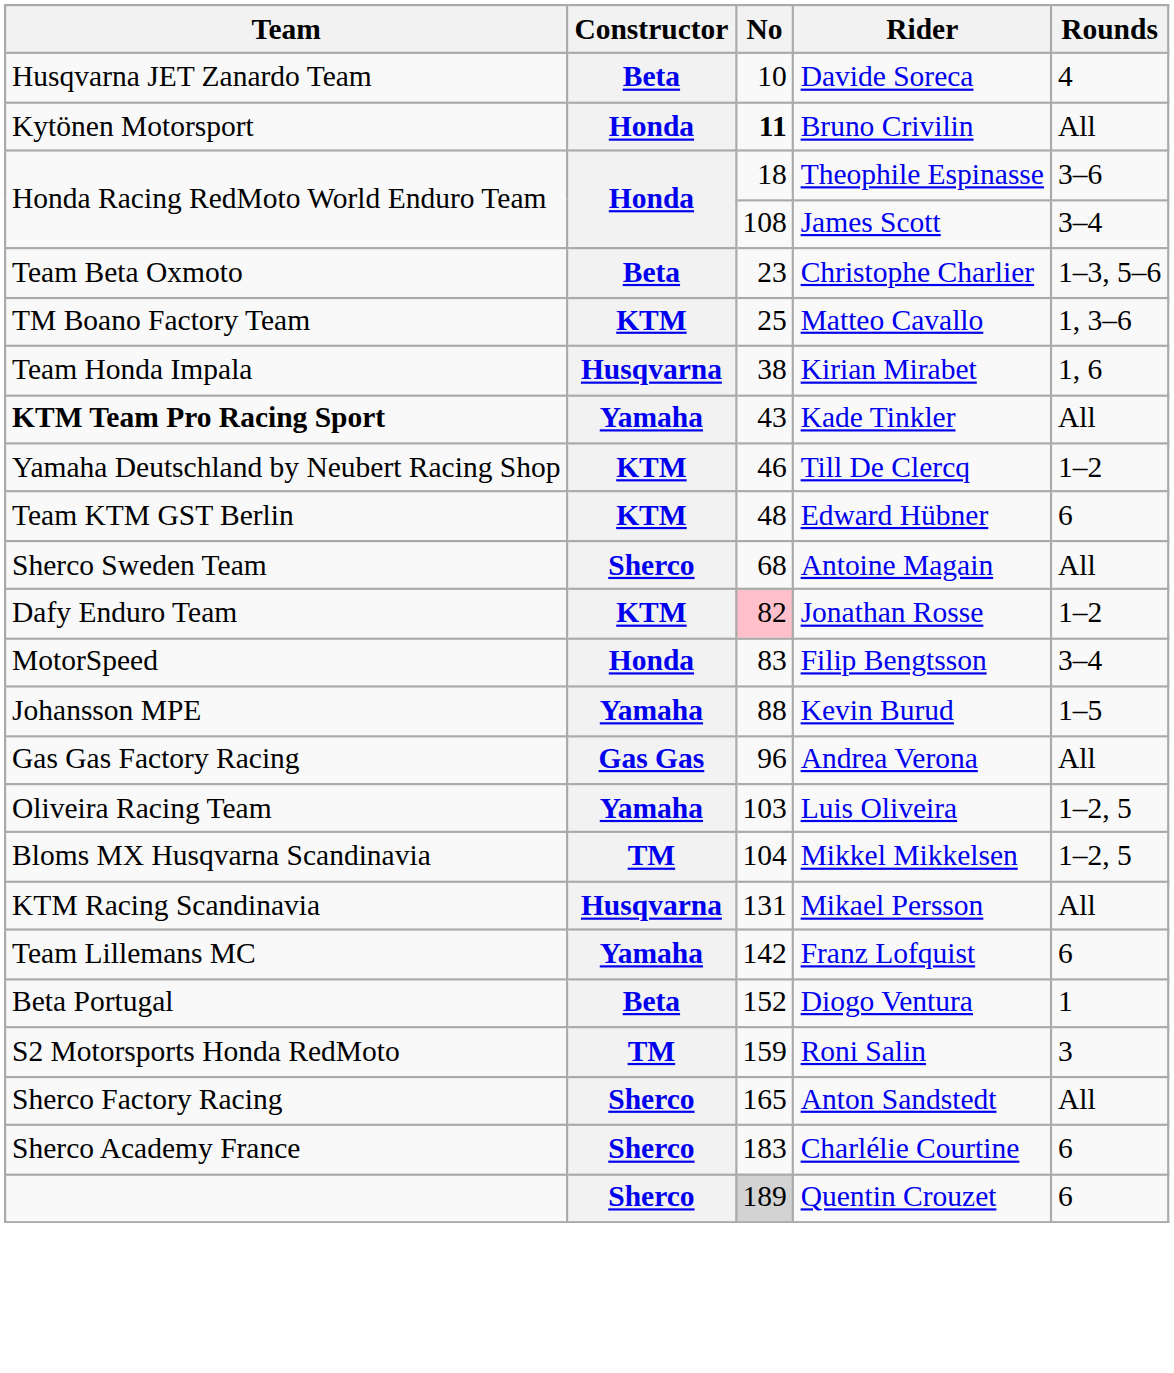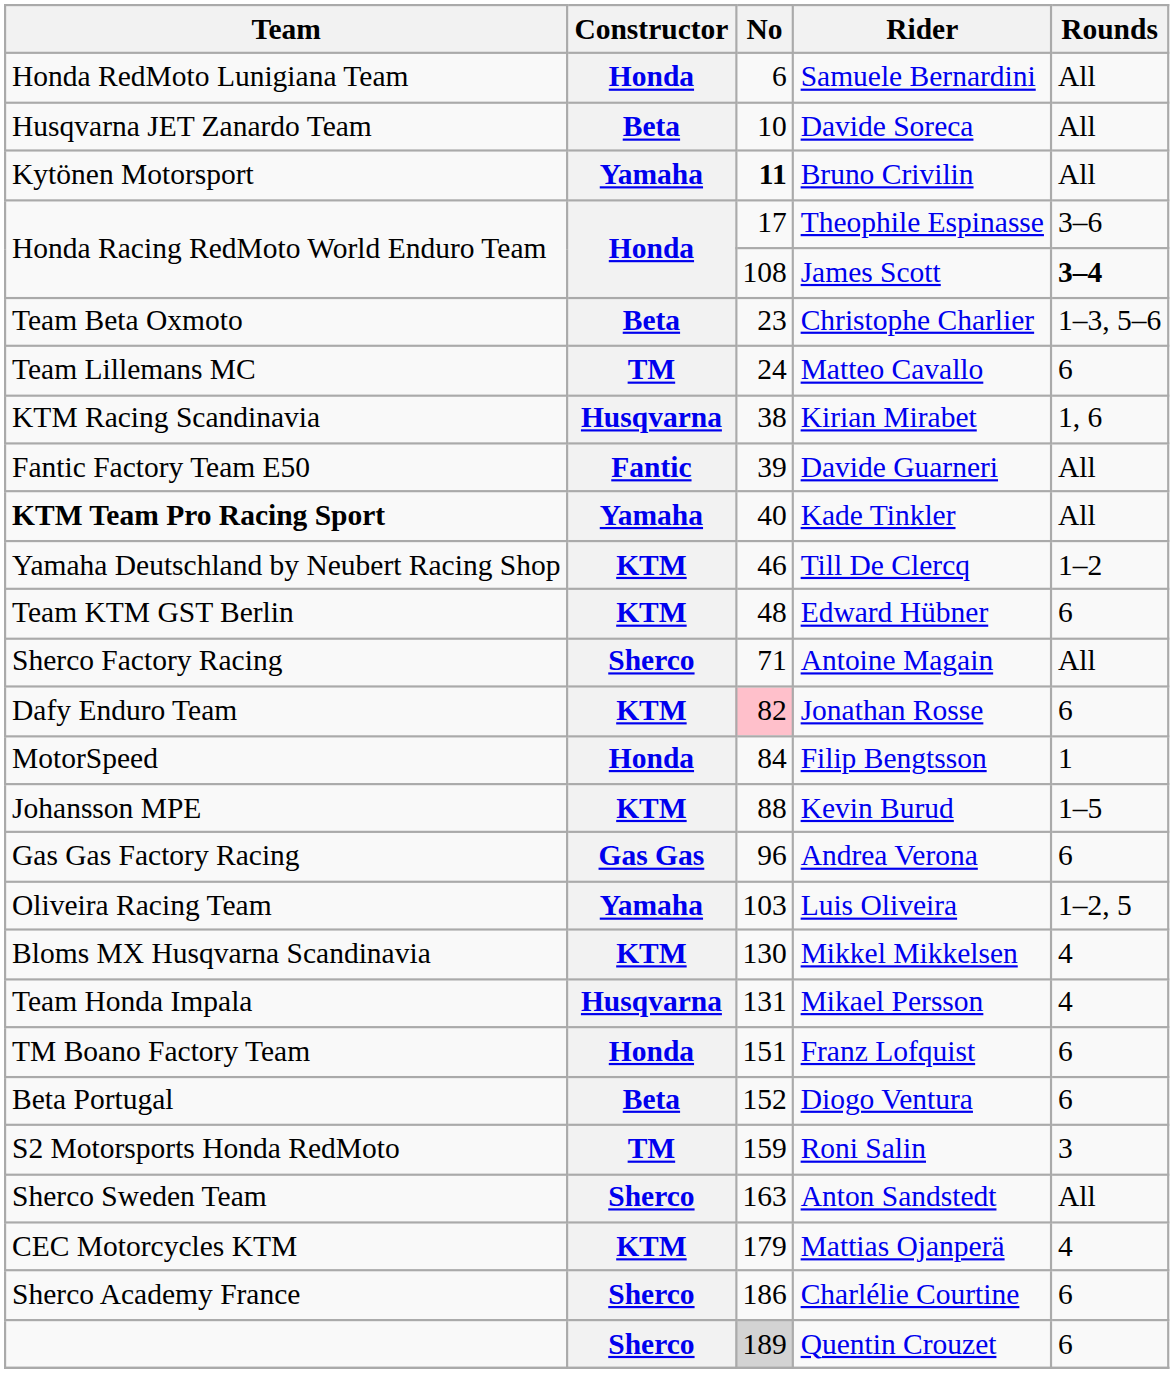+ row: (918, 77)
(1065, 77) 4 -> (1077, 125) All
(651, 125) Honda -> (651, 174) Yamaha
(772, 174) 18 -> (772, 223) 17
(1080, 223) normal -> (1080, 271) bold
(161, 320) TM Boano Factory Team -> (134, 369) Team Lillemans MC
(651, 320) KTM -> (651, 369) TM
(772, 320) 25 -> (772, 369) 24
(1095, 320) 1, 3–6 -> (1065, 369) 6
(132, 369) Team Honda Impala -> (166, 417) KTM Racing Scandinavia
+ row: (899, 466)
(772, 417) 43 -> (772, 515) 40
(139, 564) Sherco Sweden Team -> (147, 661) Sherco Factory Racing
(772, 564) 68 -> (772, 661) 71
(1080, 612) 1–2 -> (1065, 710) 6
(772, 661) 83 -> (772, 758) 84
(1080, 661) 3–4 -> (1065, 758) 1
(651, 710) Yamaha -> (651, 807) KTM
(1077, 758) All -> (1065, 856) 6
(651, 856) TM -> (651, 953) KTM
(765, 856) 104 -> (765, 953) 130
(1095, 856) 1–2, 5 -> (1065, 953) 4
(166, 904) KTM Racing Scandinavia -> (132, 1002) Team Honda Impala
(1077, 904) All -> (1065, 1002) 4
(134, 953) Team Lillemans MC -> (161, 1050) TM Boano Factory Team
(651, 953) Yamaha -> (651, 1050) Honda
(765, 953) 142 -> (765, 1050) 151
(1065, 1002) 1 -> (1065, 1099) 6
(147, 1099) Sherco Factory Racing -> (139, 1196) Sherco Sweden Team
(765, 1099) 165 -> (765, 1196) 163
+ row: (903, 1245)
(765, 1148) 183 -> (765, 1294) 186
